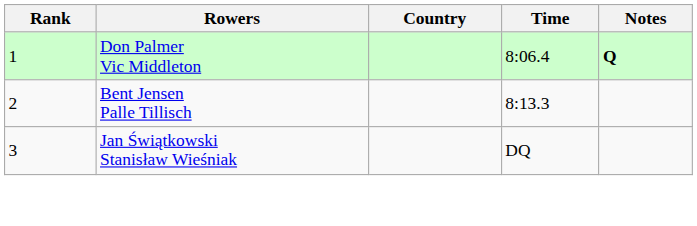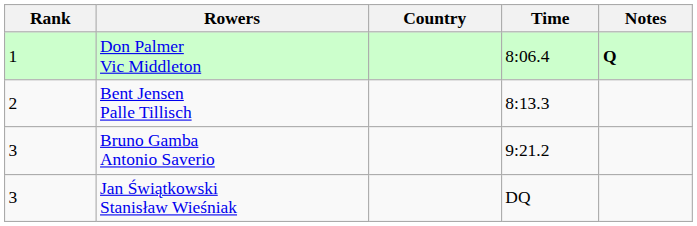+ row: (157, 150)
